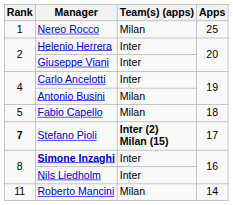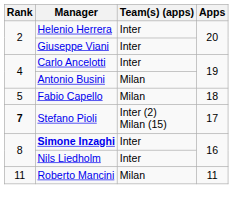- row: (68, 29)
(144, 136) bold -> (143, 119) normal
(212, 192) 14 -> (212, 175) 11
